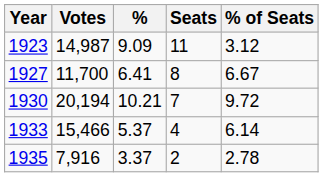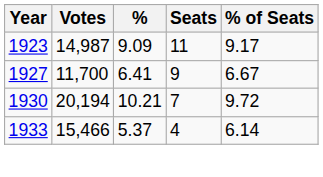(242, 46) 3.12 -> (242, 46) 9.17
(175, 74) 8 -> (175, 74) 9
- row: (28, 158)
